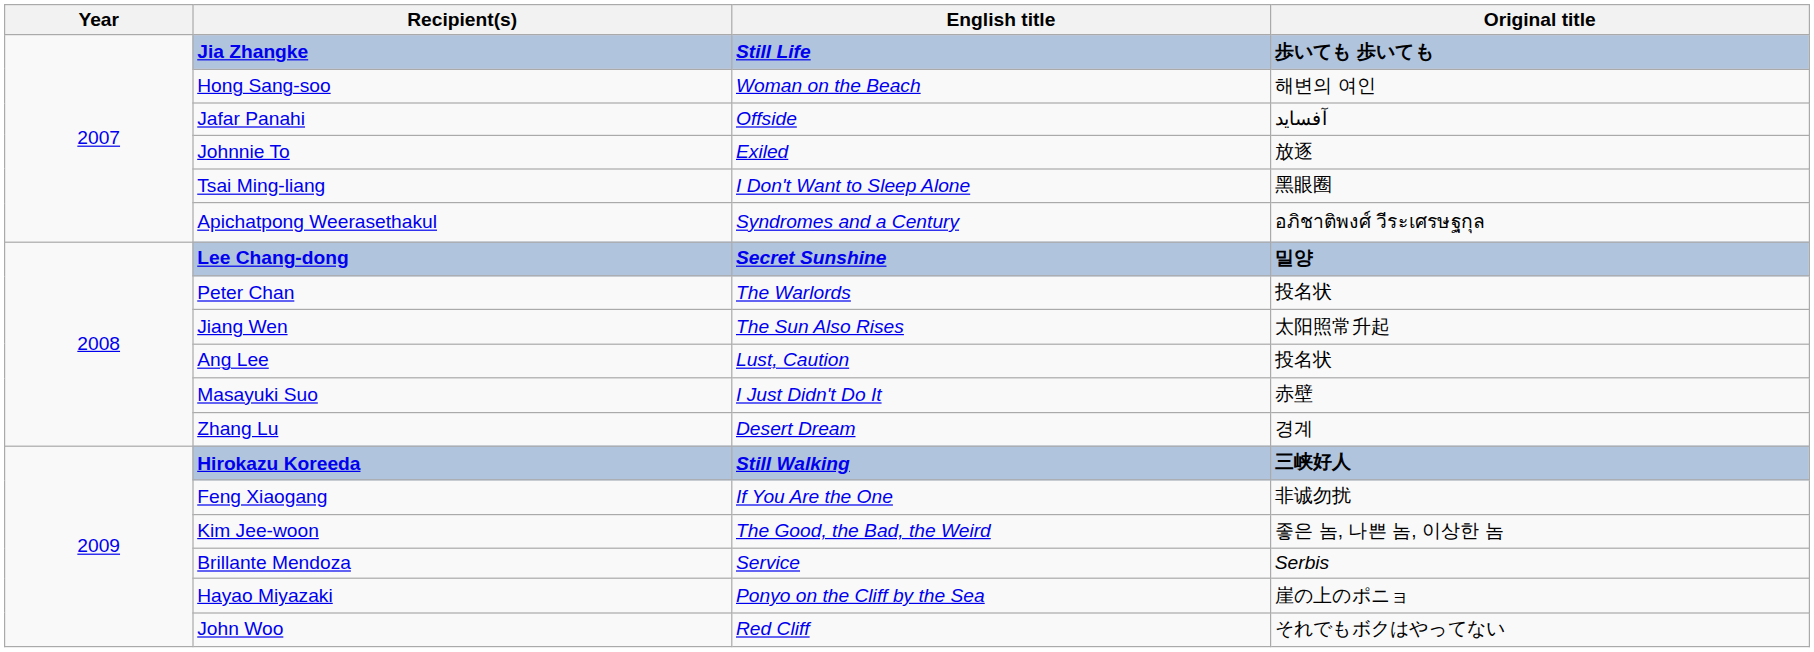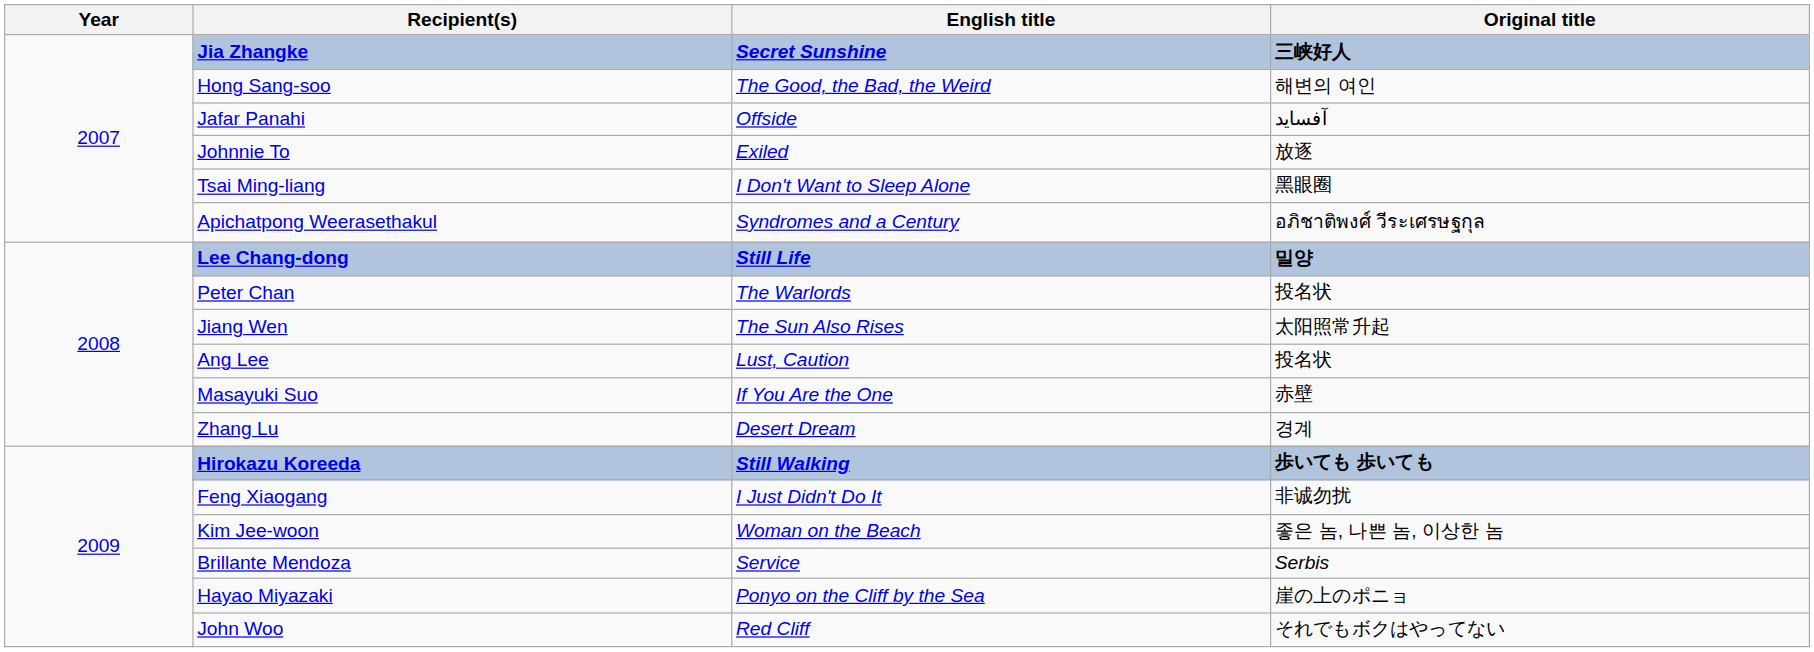(773, 51) Still Life -> (811, 51) Secret Sunshine
(1354, 51) 歩いても 歩いても -> (1313, 51) 三峡好人
(828, 86) Woman on the Beach -> (863, 86) The Good, the Bad, the Weird
(811, 258) Secret Sunshine -> (773, 258) Still Life
(809, 394) I Just Didn't Do It -> (814, 394) If You Are the One
(1313, 462) 三峡好人 -> (1354, 462) 歩いても 歩いても
(814, 497) If You Are the One -> (809, 497) I Just Didn't Do It
(863, 531) The Good, the Bad, the Weird -> (828, 531) Woman on the Beach
